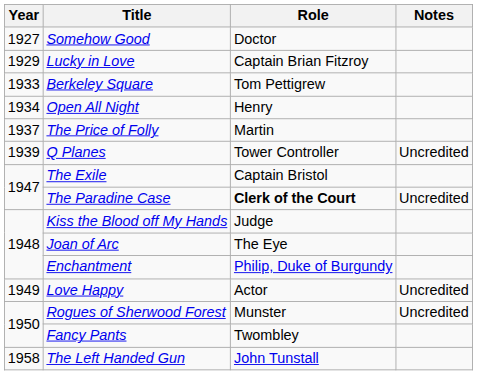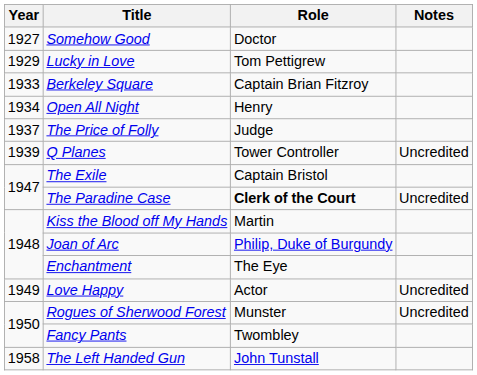(301, 61) Captain Brian Fitzroy -> (280, 61) Tom Pettigrew
(280, 84) Tom Pettigrew -> (301, 84) Captain Brian Fitzroy
(254, 130) Martin -> (254, 130) Judge
(254, 221) Judge -> (254, 221) Martin
(261, 244) The Eye -> (313, 244) Philip, Duke of Burgundy
(313, 267) Philip, Duke of Burgundy -> (261, 267) The Eye
